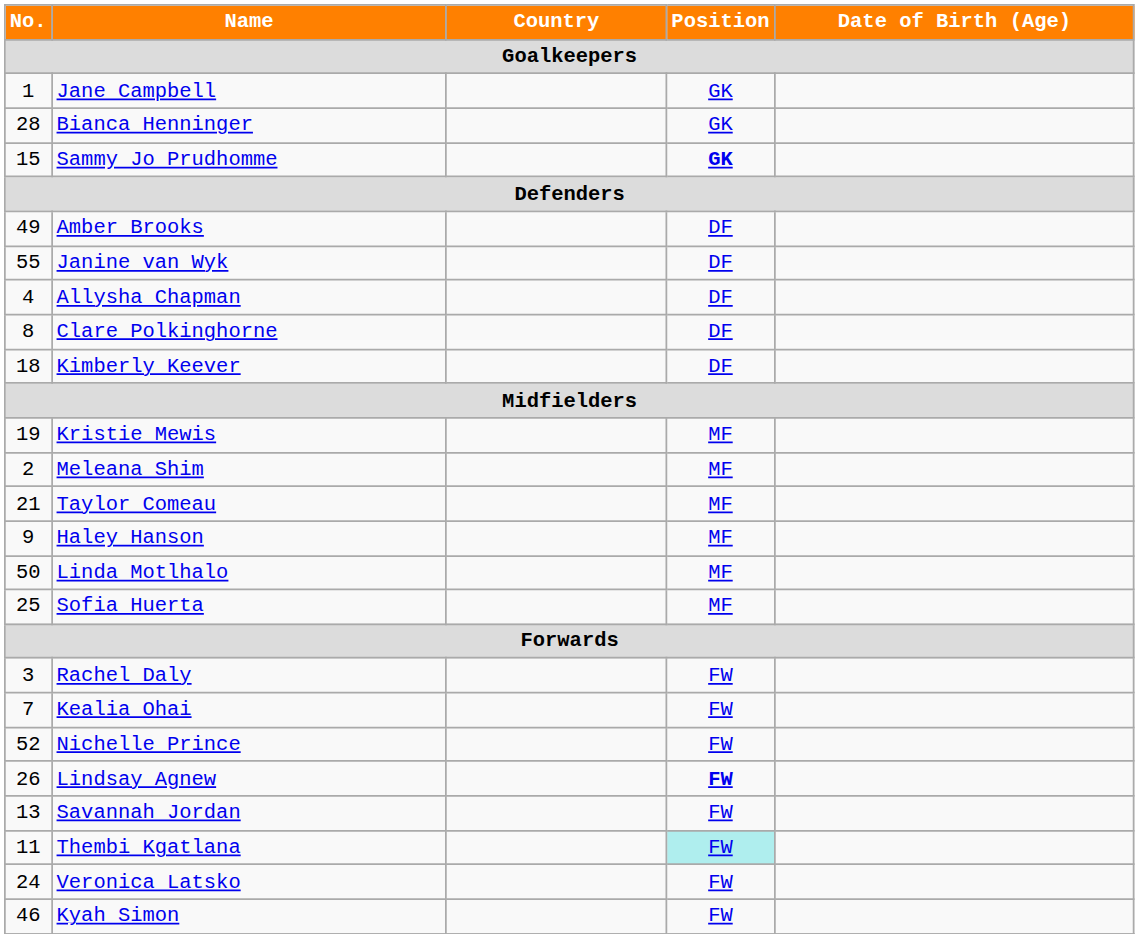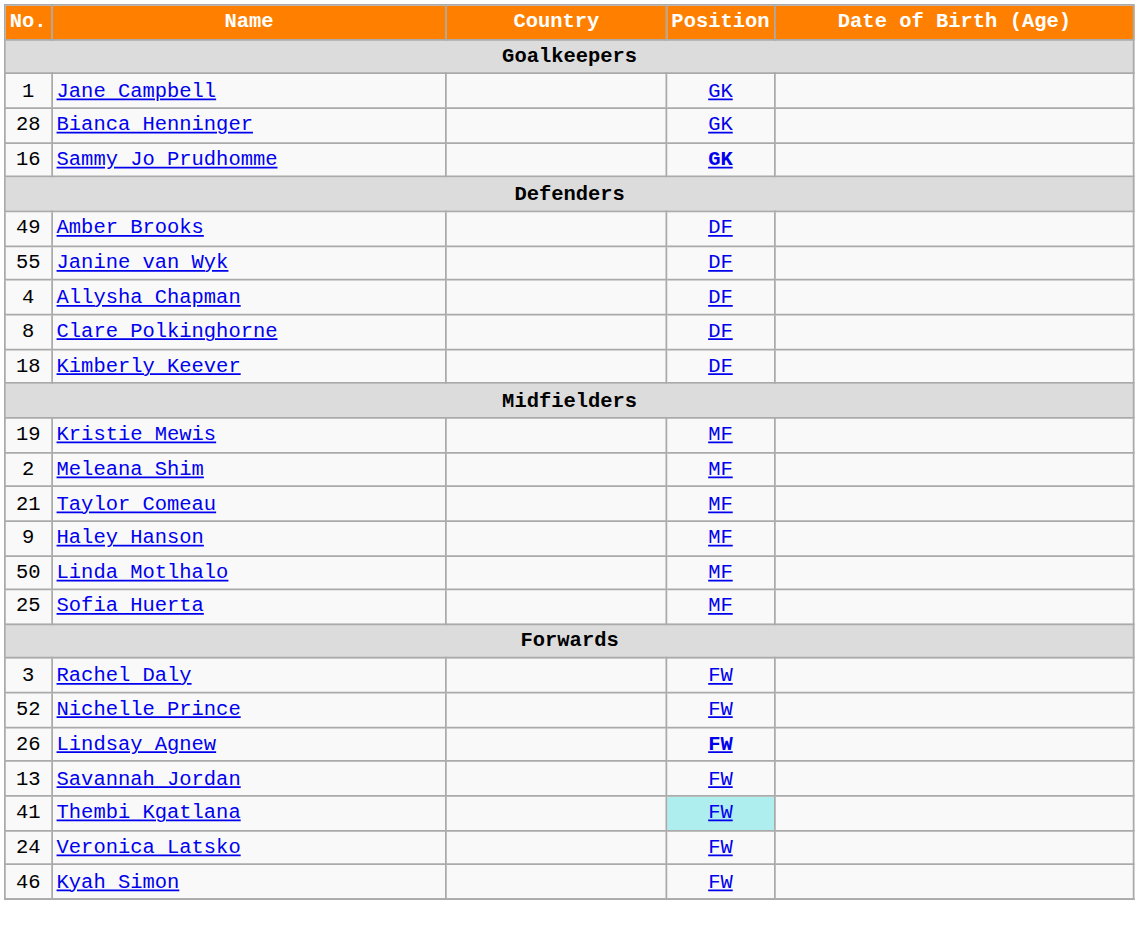(28, 159) 15 -> (28, 159) 16
- row: (124, 710)
(28, 847) 11 -> (28, 813) 41
